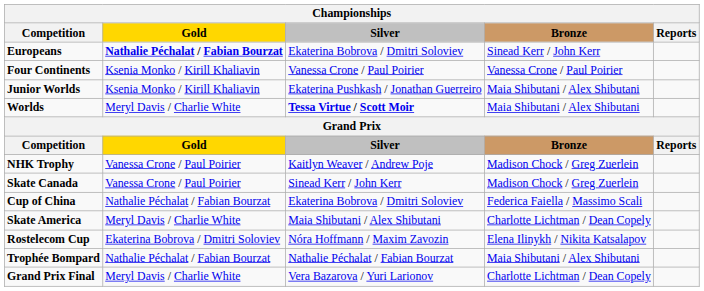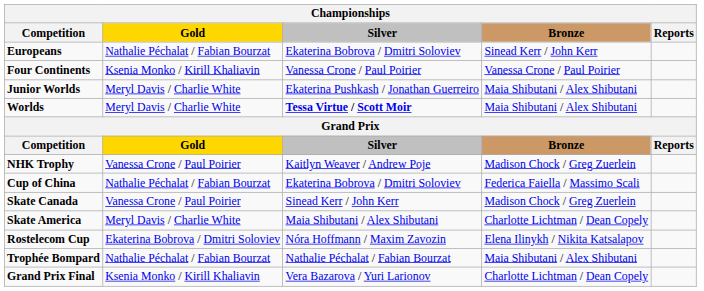(194, 51) bold -> (188, 51) normal
(182, 88) Ksenia Monko / Kirill Khaliavin -> (173, 88) Meryl Davis / Charlie White
rows swapped: (42, 182) <-> (41, 201)
(173, 276) Meryl Davis / Charlie White -> (182, 276) Ksenia Monko / Kirill Khaliavin
